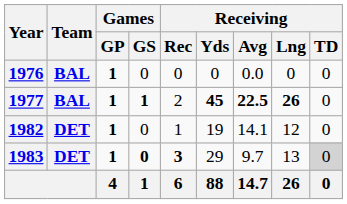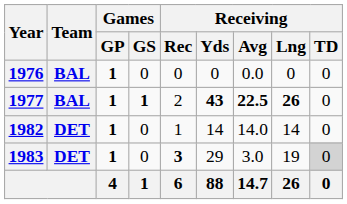(215, 101) 45 -> (215, 101) 43
(215, 128) 19 -> (215, 128) 14
(253, 128) 14.1 -> (253, 128) 14.0
(291, 128) 12 -> (291, 128) 14
(144, 156) bold -> (144, 156) normal
(253, 156) 9.7 -> (253, 156) 3.0
(291, 156) 13 -> (291, 156) 19
